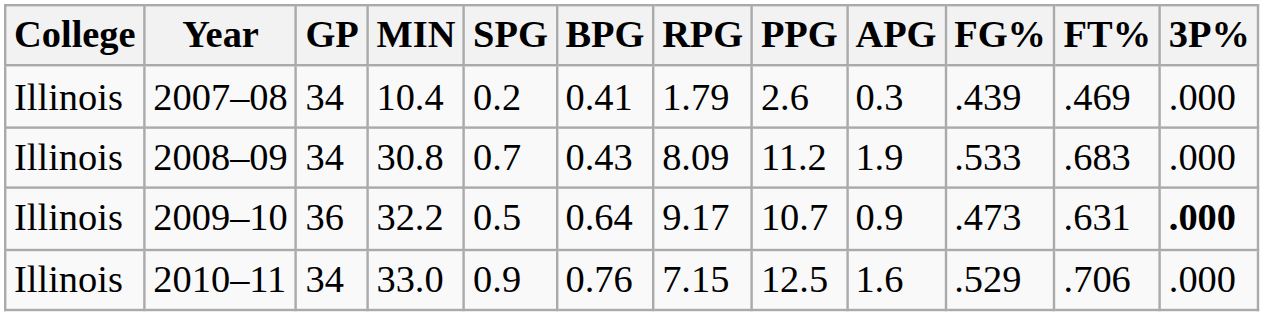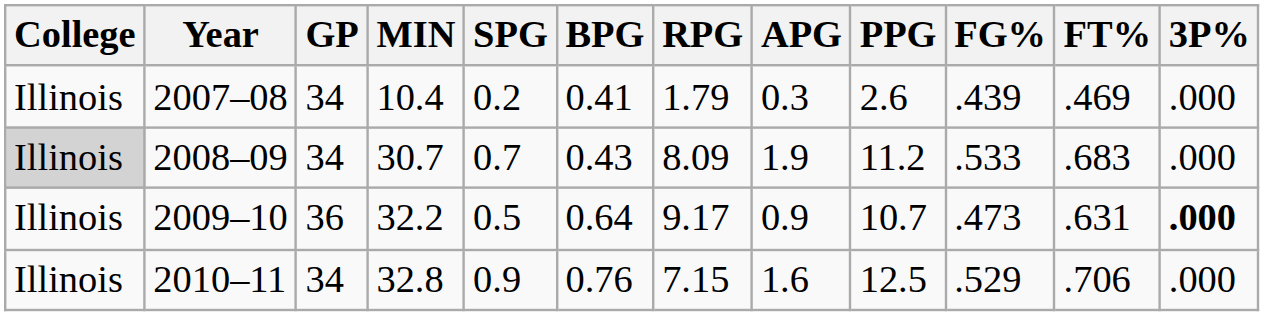columns swapped: (896, 34) <-> (799, 34)
(68, 156) no background -> (68, 156) lightgrey background
(410, 156) 30.8 -> (410, 156) 30.7
(410, 278) 33.0 -> (410, 278) 32.8
